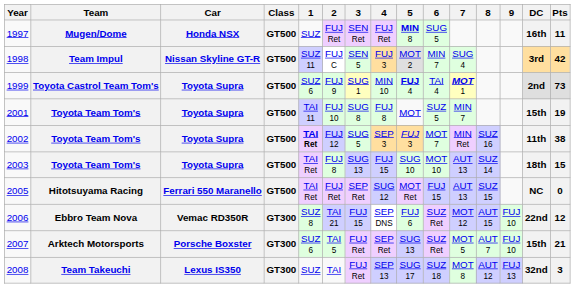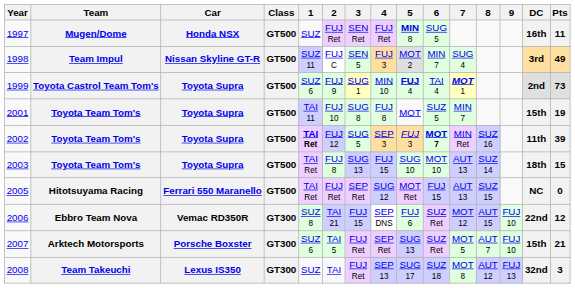(560, 60) 42 -> (560, 60) 49
(436, 139) normal -> (436, 139) bold
(560, 139) 38 -> (560, 139) 39
